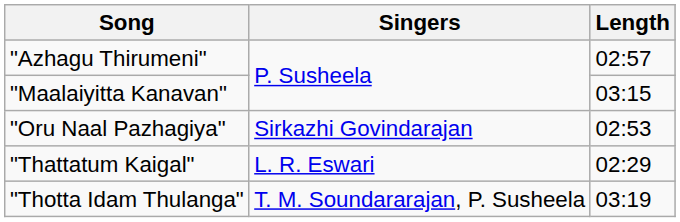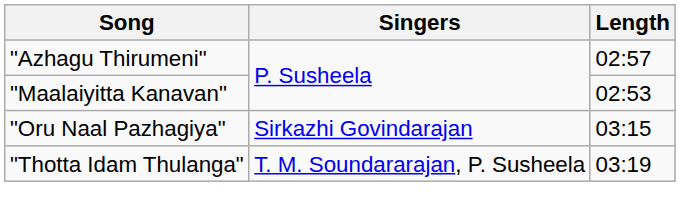(624, 93) 03:15 -> (624, 93) 02:53
(624, 129) 02:53 -> (624, 129) 03:15
- row: (102, 164)
